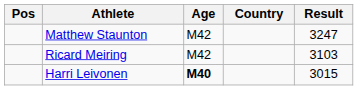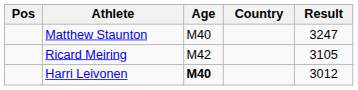(199, 34) M42 -> (199, 34) M40
(324, 54) 3103 -> (324, 54) 3105
(324, 74) 3015 -> (324, 74) 3012
